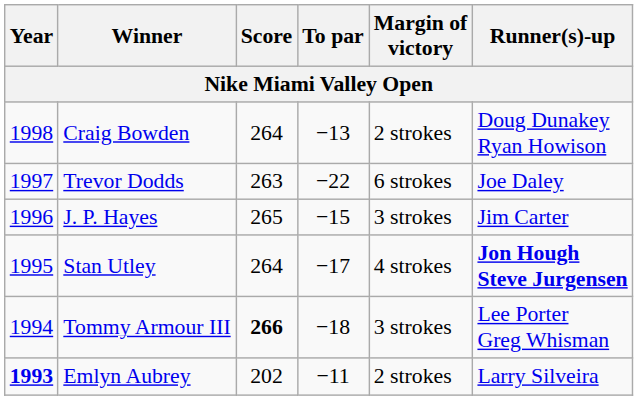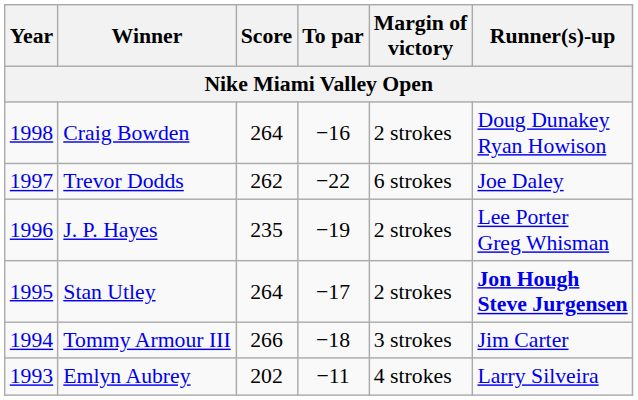(333, 132) −13 -> (333, 132) −16
(267, 181) 263 -> (267, 181) 262
(267, 217) 265 -> (267, 230) 235
(333, 217) −15 -> (333, 230) −19
(413, 217) 3 strokes -> (413, 230) 2 strokes
(523, 217) Jim Carter -> (543, 230) Lee Porter Greg Whisman
(413, 266) 4 strokes -> (413, 291) 2 strokes
(267, 327) bold -> (267, 340) normal
(543, 327) Lee Porter Greg Whisman -> (523, 340) Jim Carter
(31, 376) bold -> (31, 376) normal
(413, 376) 2 strokes -> (413, 376) 4 strokes
